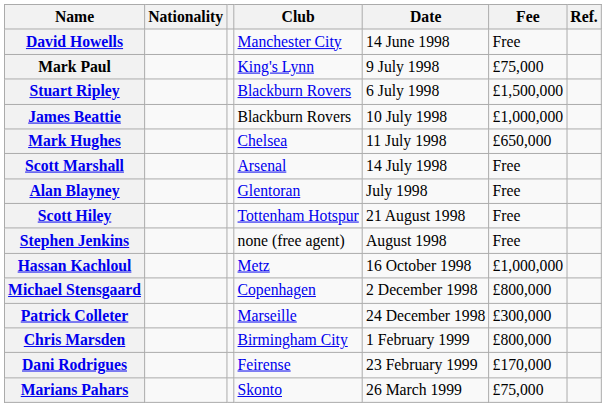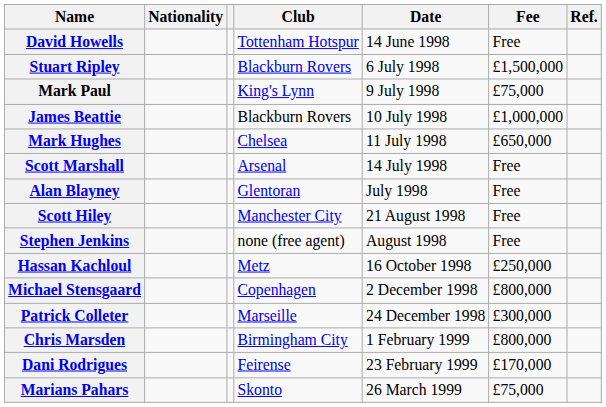(290, 41) Manchester City -> (298, 41) Tottenham Hotspur
rows swapped: (75, 91) <-> (75, 66)
(298, 215) Tottenham Hotspur -> (290, 215) Manchester City
(528, 265) £1,000,000 -> (522, 265) £250,000
